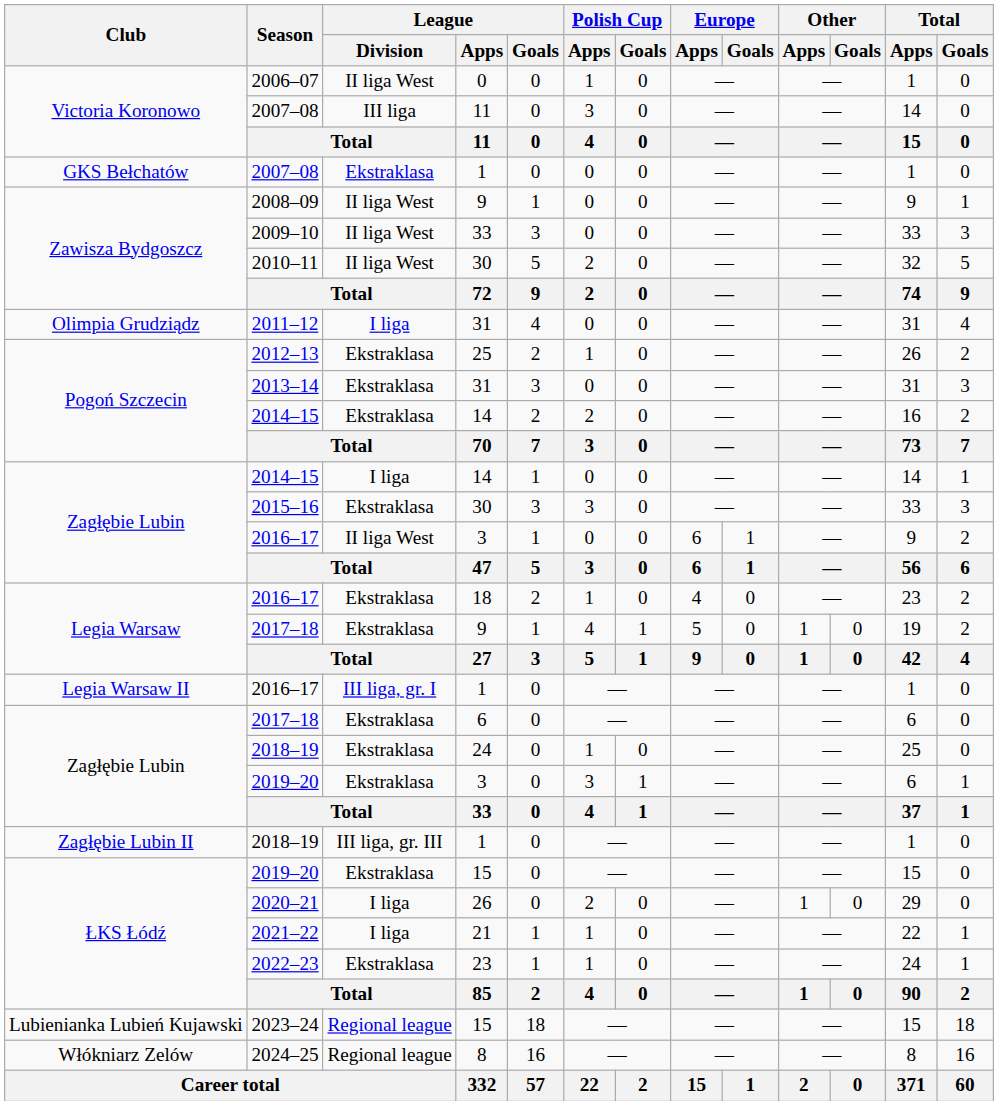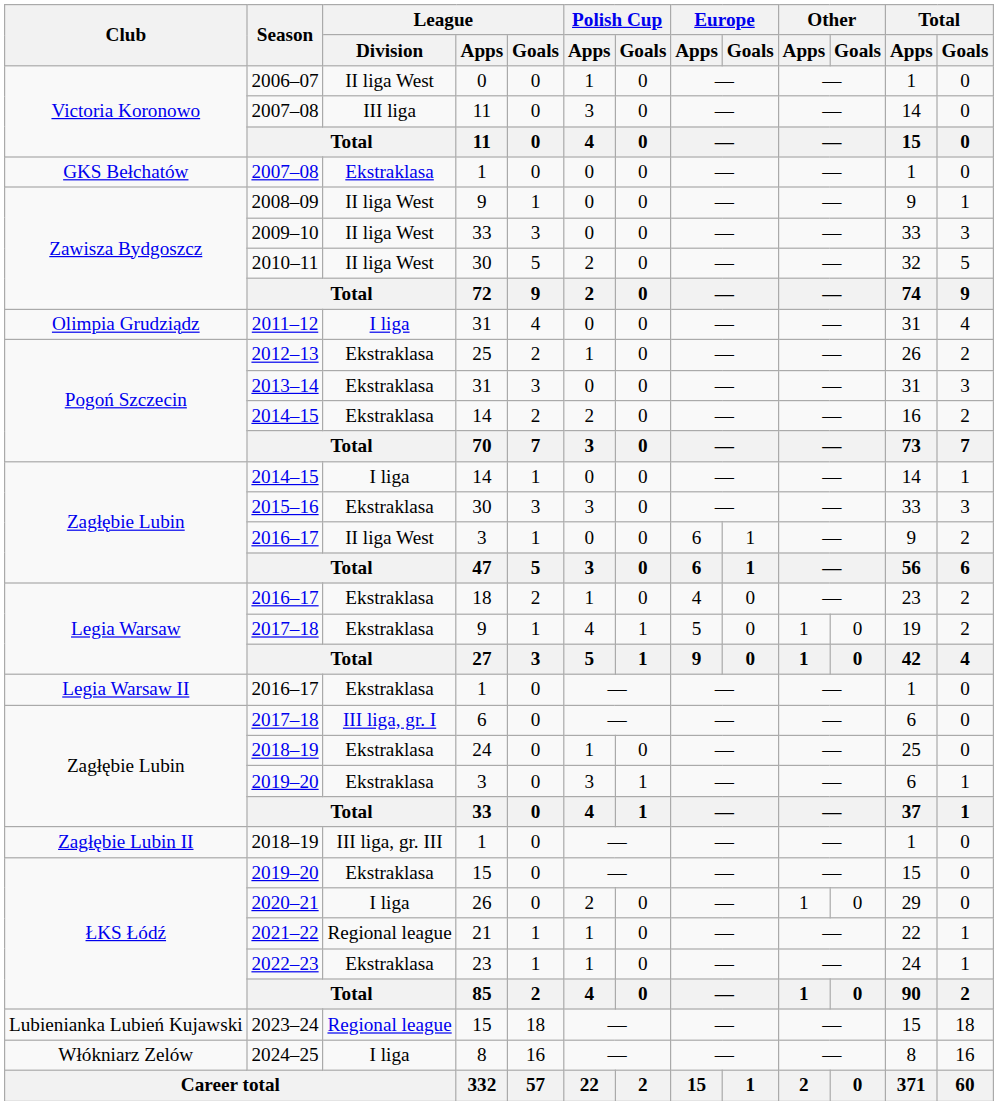(390, 689) III liga, gr. I -> (390, 689) Ekstraklasa
(390, 720) Ekstraklasa -> (390, 720) III liga, gr. I
(390, 933) I liga -> (390, 933) Regional league
(390, 1055) Regional league -> (390, 1055) I liga
